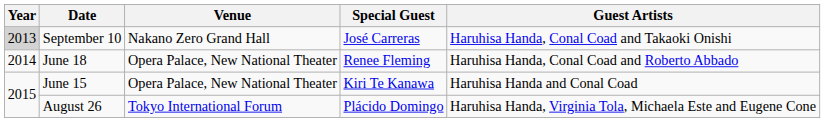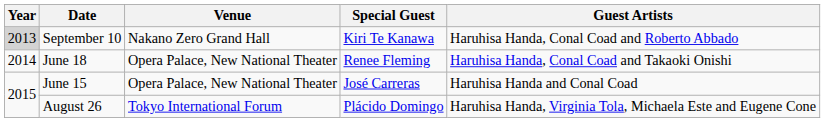(382, 38) José Carreras -> (389, 38) Kiri Te Kanawa
(591, 38) Haruhisa Handa, Conal Coad and Takaoki Onishi -> (594, 38) Haruhisa Handa, Conal Coad and Roberto Abbado
(594, 60) Haruhisa Handa, Conal Coad and Roberto Abbado -> (591, 60) Haruhisa Handa, Conal Coad and Takaoki Onishi
(389, 83) Kiri Te Kanawa -> (382, 83) José Carreras
